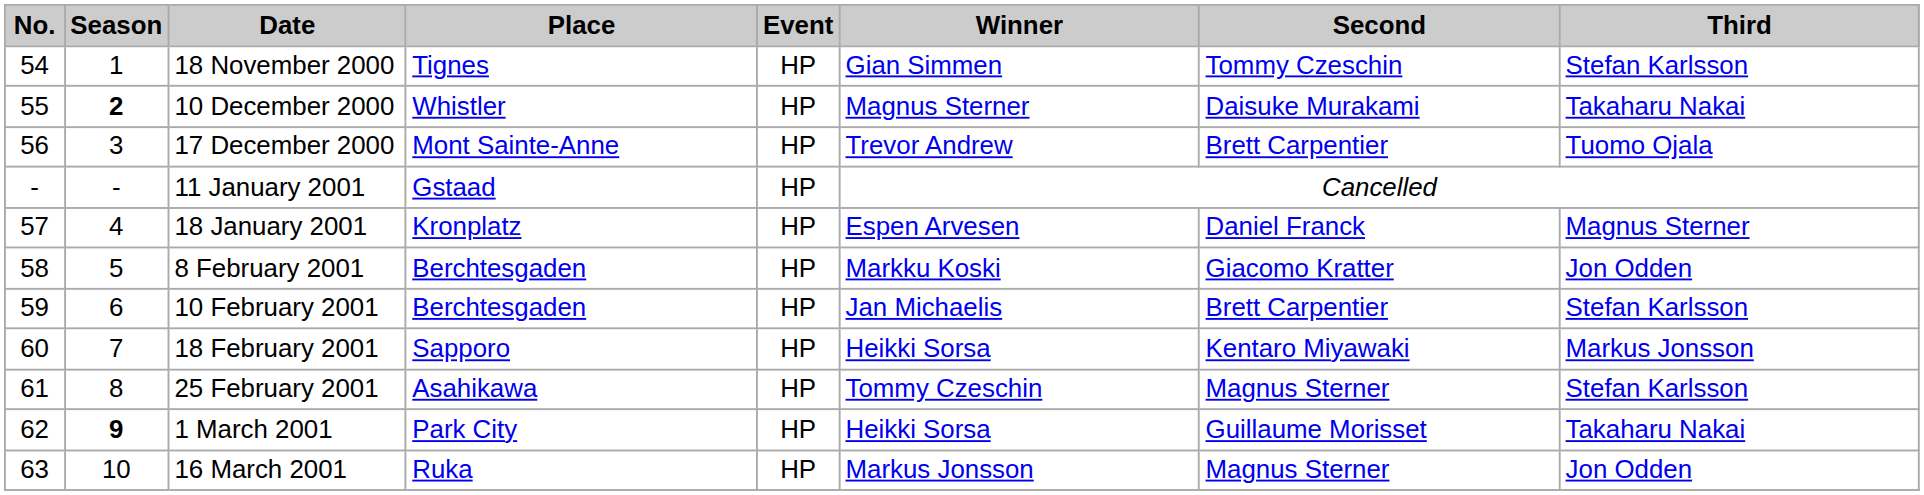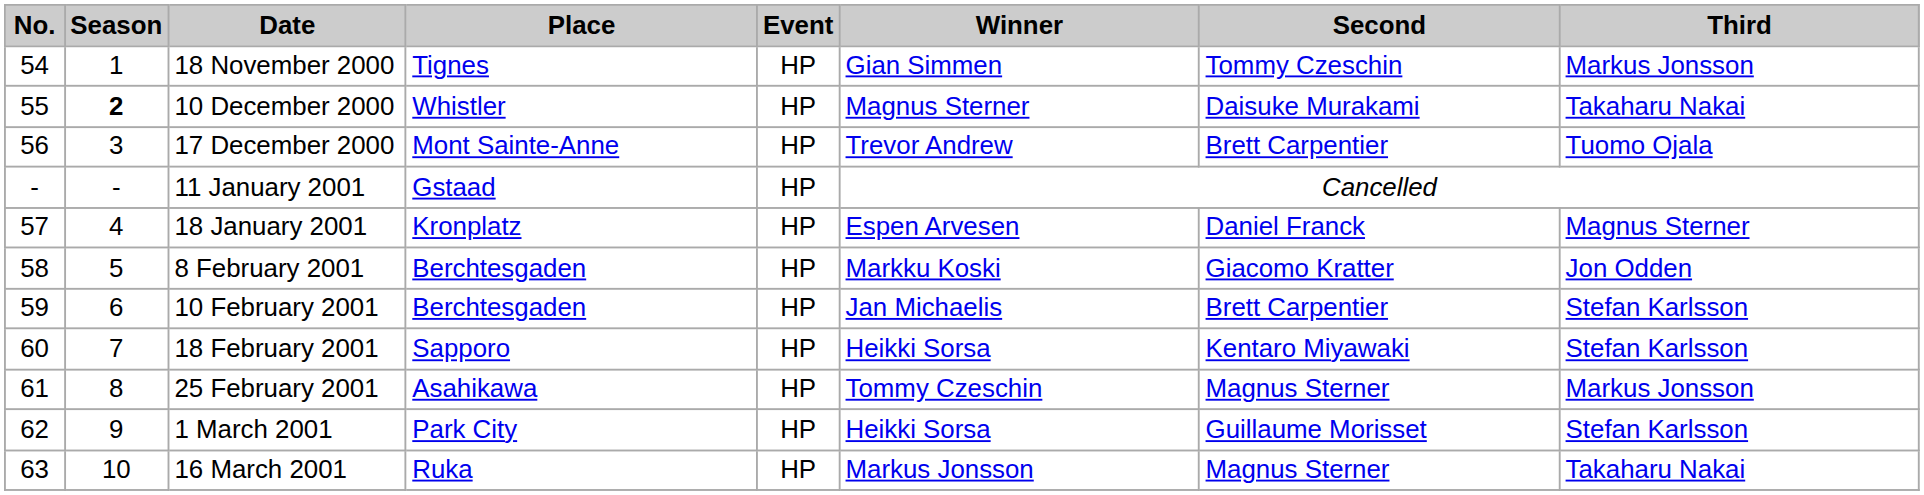(1657, 65) Stefan Karlsson -> (1660, 65) Markus Jonsson
(1660, 348) Markus Jonsson -> (1657, 348) Stefan Karlsson
(1657, 389) Stefan Karlsson -> (1660, 389) Markus Jonsson
(116, 429) bold -> (116, 429) normal
(1655, 429) Takaharu Nakai -> (1657, 429) Stefan Karlsson
(1629, 470) Jon Odden -> (1655, 470) Takaharu Nakai
